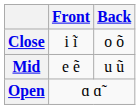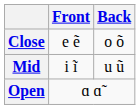(71, 41) i ĩ -> (71, 41) e ẽ
(71, 66) e ẽ -> (71, 66) i ĩ
